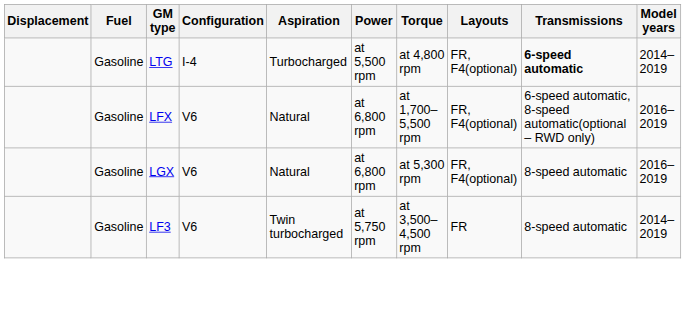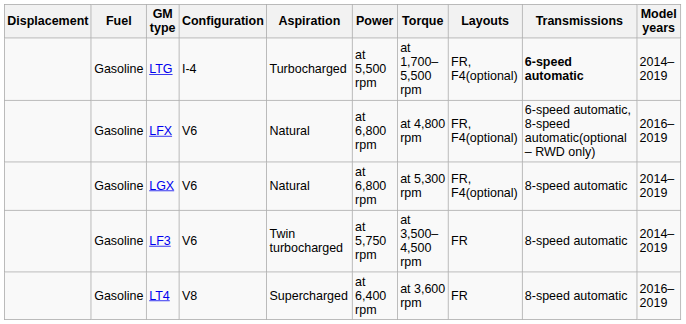(422, 62) at 4,800 rpm -> (419, 69) at 1,700–5,500 rpm
(418, 117) at 1,700–5,500 rpm -> (423, 131) at 4,800 rpm
(657, 172) 2016–2019 -> (657, 186) 2014–2019
+ row: (159, 295)
